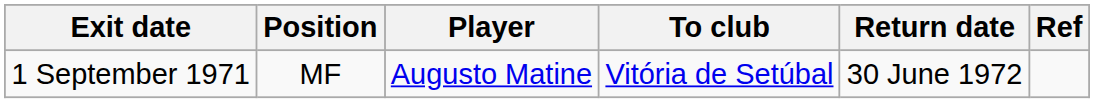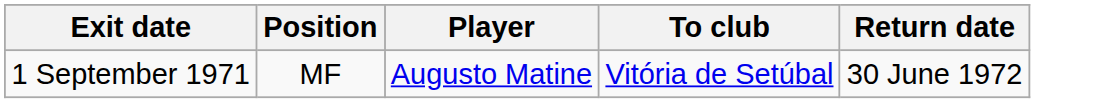- column: (1059, 27)
